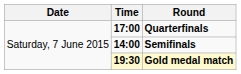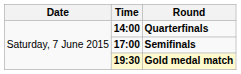(127, 28) 17:00 -> (127, 28) 14:00
(127, 45) 14:00 -> (127, 45) 17:00
